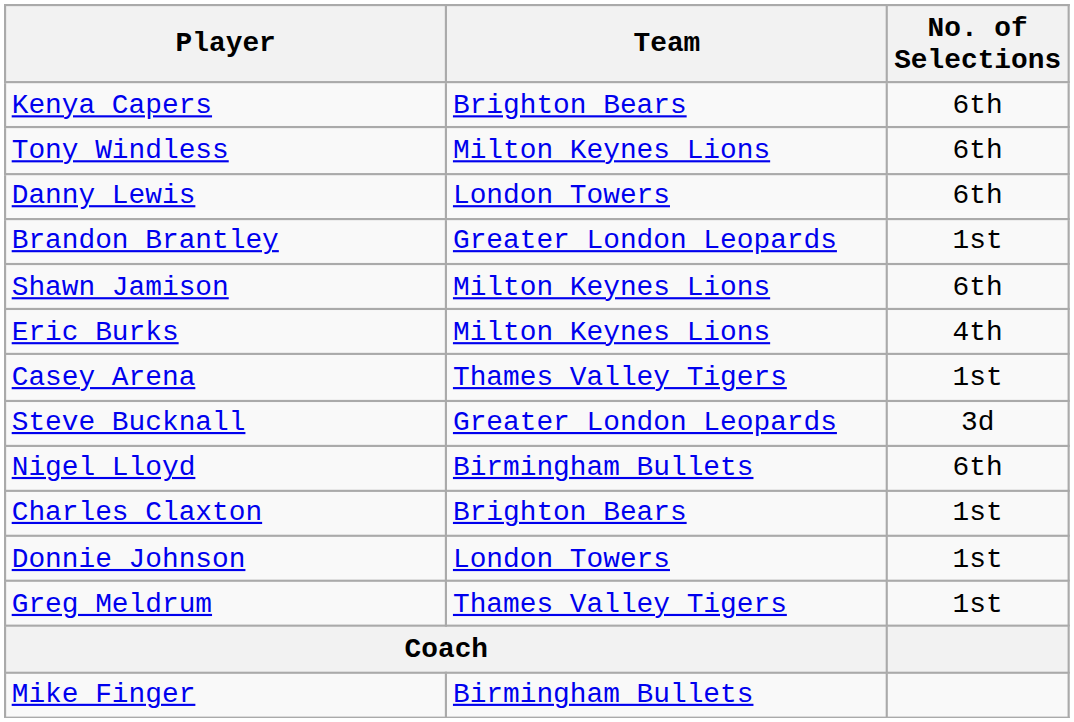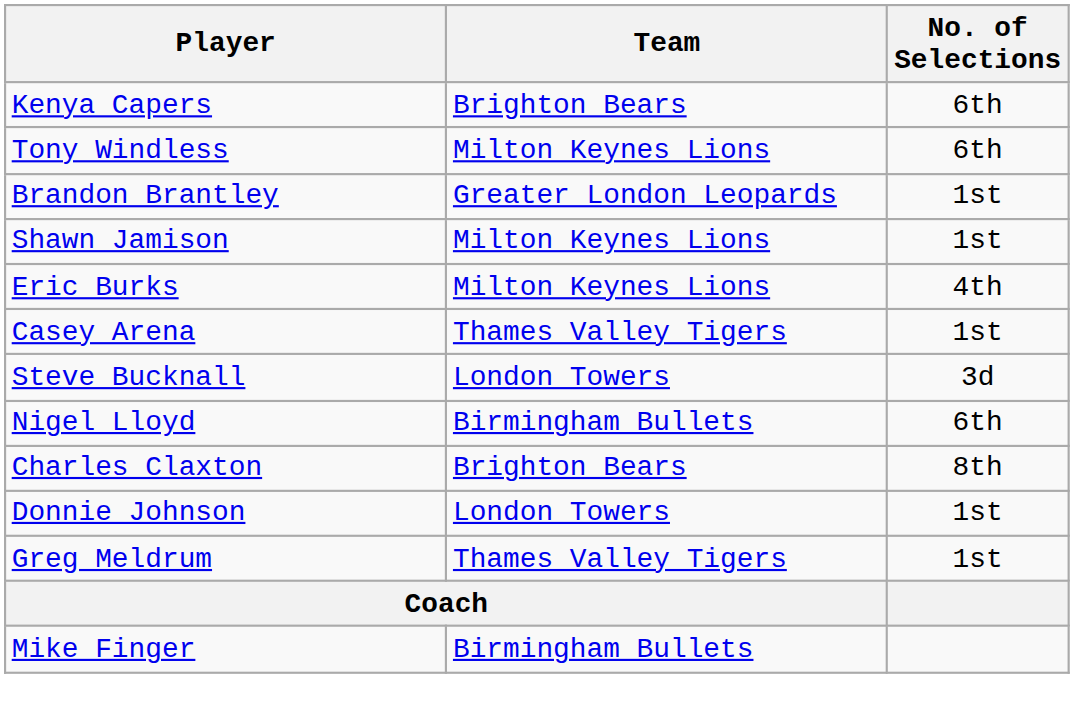- row: (104, 196)
(978, 287) 6th -> (978, 241) 1st
(645, 423) Greater London Leopards -> (561, 377) London Towers
(978, 513) 1st -> (978, 468) 8th
